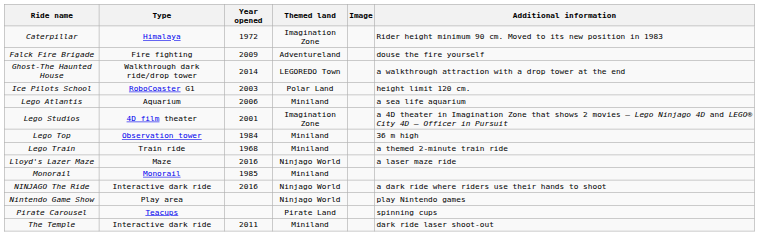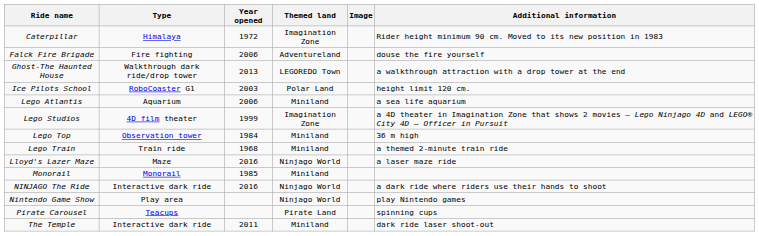(248, 54) 2009 -> (248, 54) 2006
(248, 71) 2014 -> (248, 71) 2013
(248, 118) 2001 -> (248, 118) 1999
